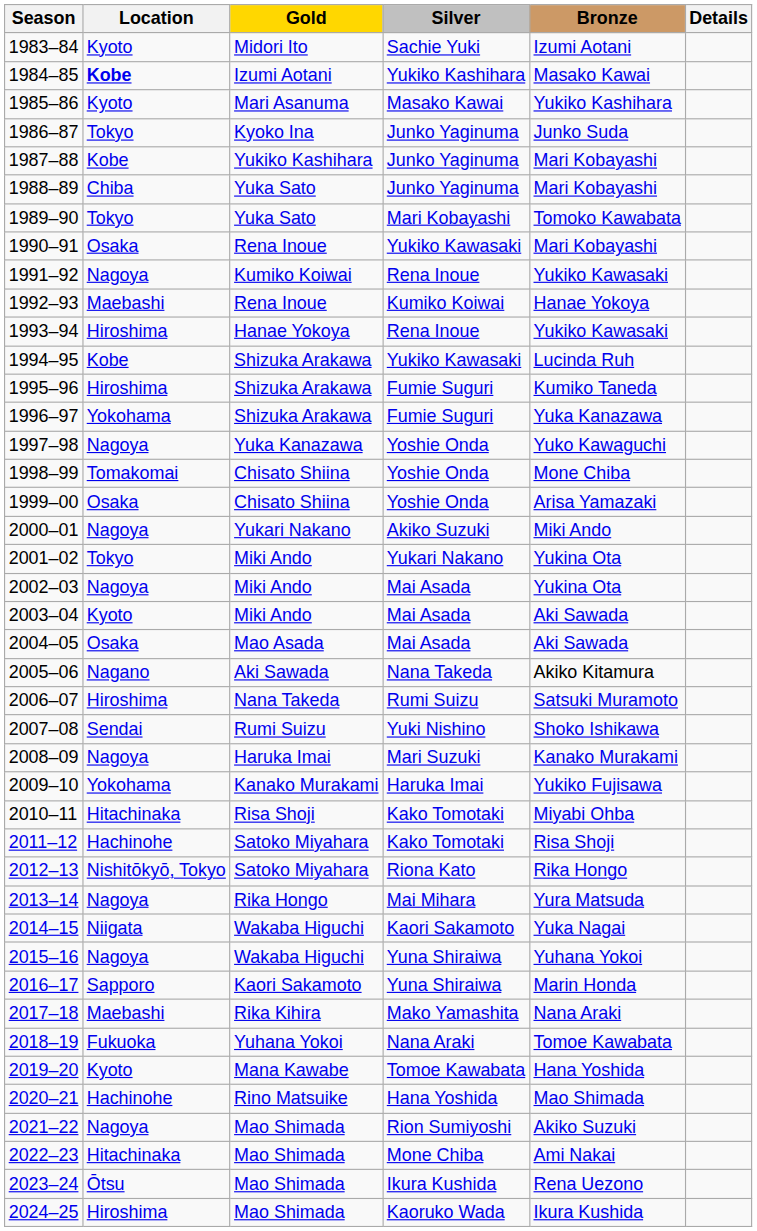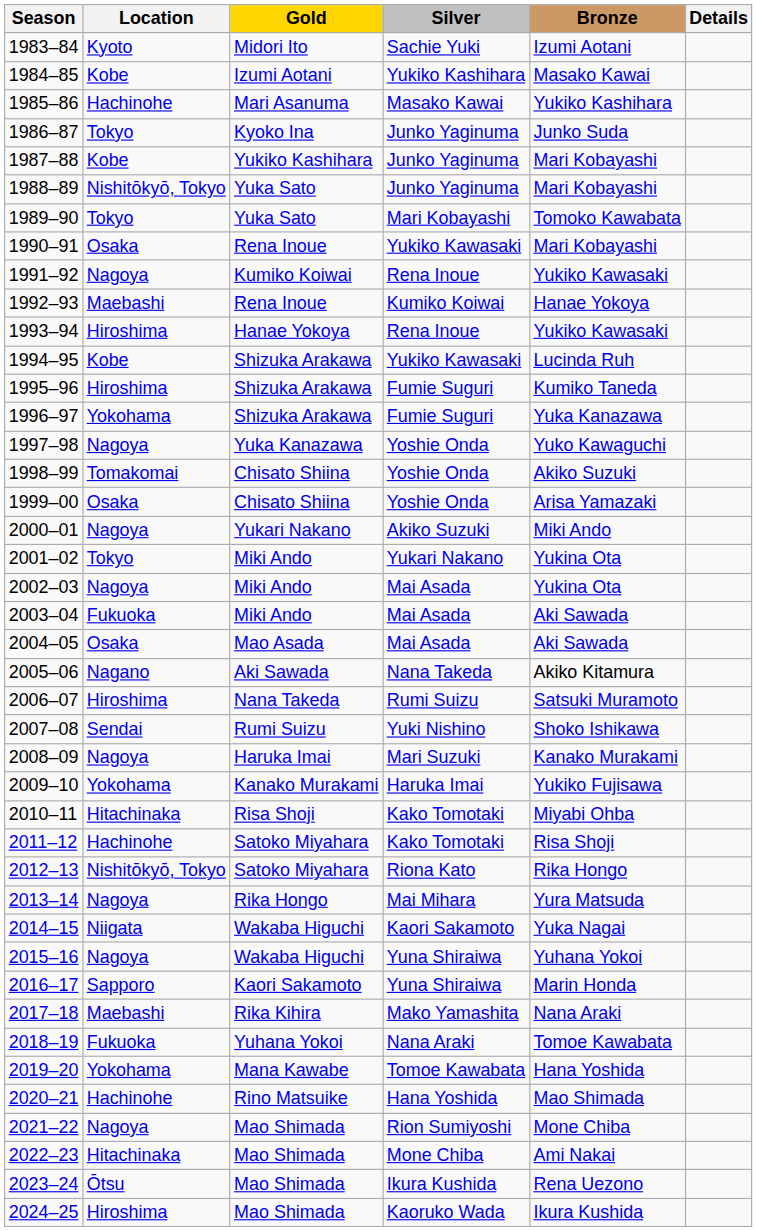(109, 75) bold -> (108, 75) normal
(110, 103) Kyoto -> (130, 103) Hachinohe
(110, 189) Chiba -> (156, 189) Nishitōkyō, Tokyo
(582, 473) Mone Chiba -> (585, 473) Akiko Suzuki
(110, 615) Kyoto -> (121, 615) Fukuoka
(110, 1070) Kyoto -> (129, 1070) Yokohama
(585, 1127) Akiko Suzuki -> (582, 1127) Mone Chiba
